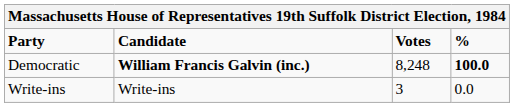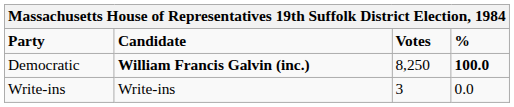(413, 65) 8,248 -> (413, 65) 8,250
